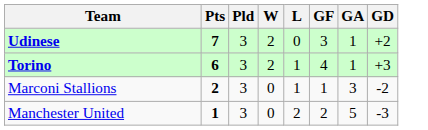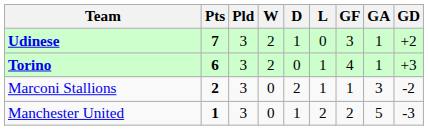+ column: (297, 16)
